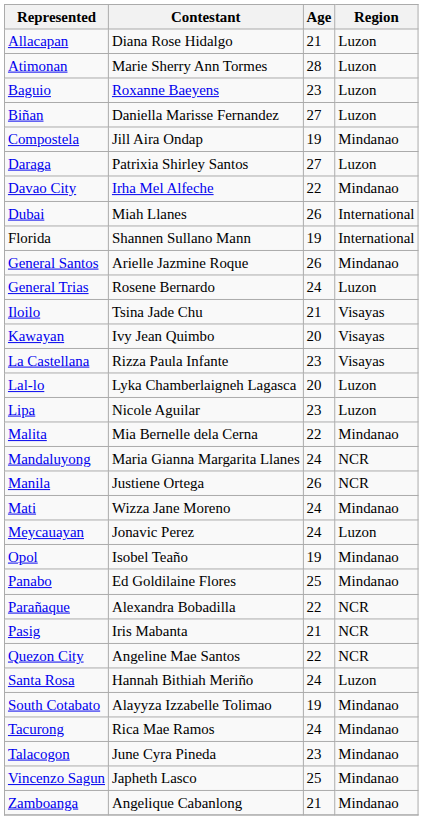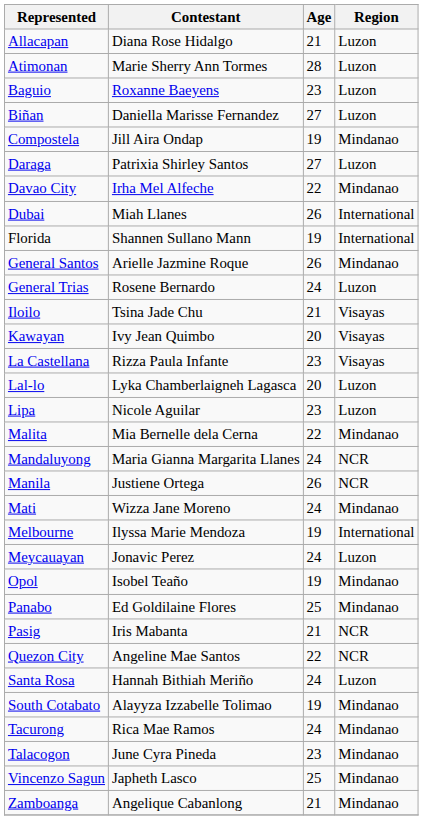+ row: (41, 532)
- row: (39, 606)
